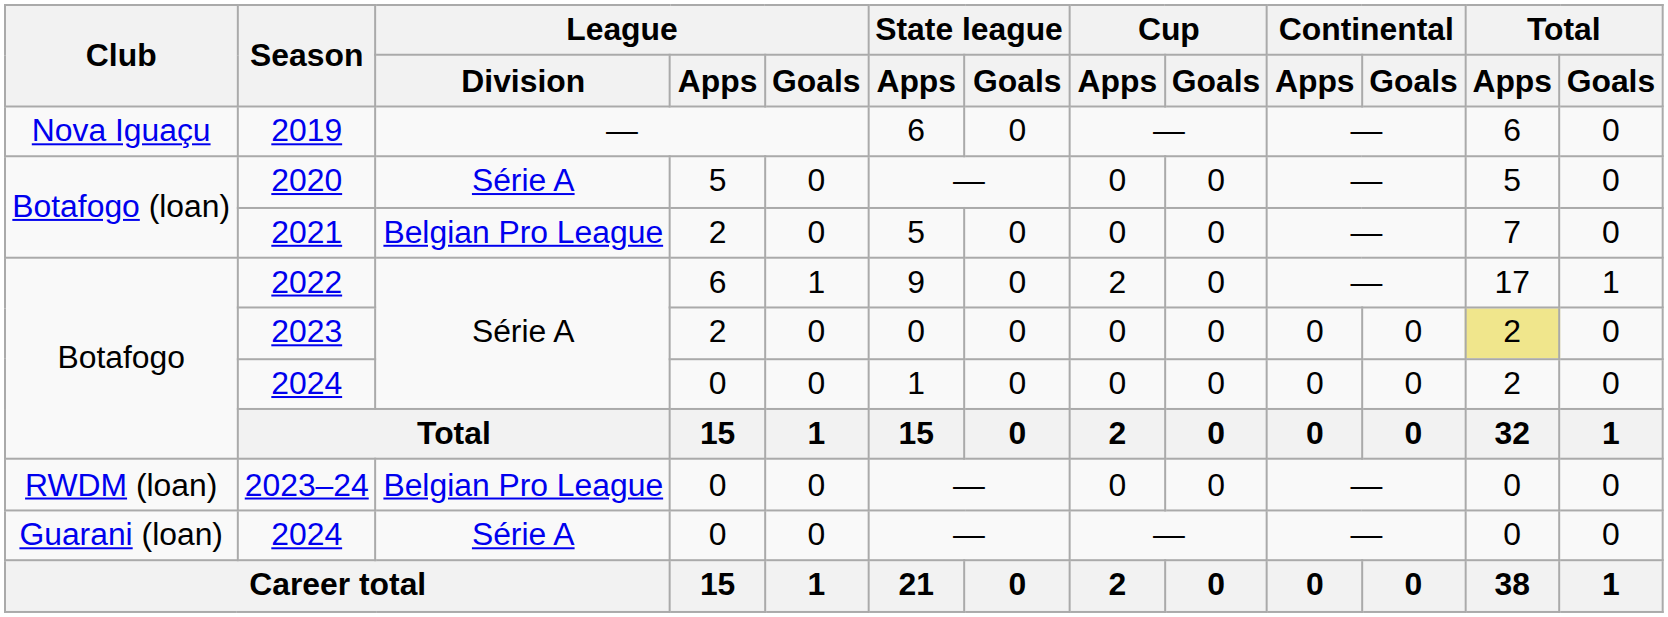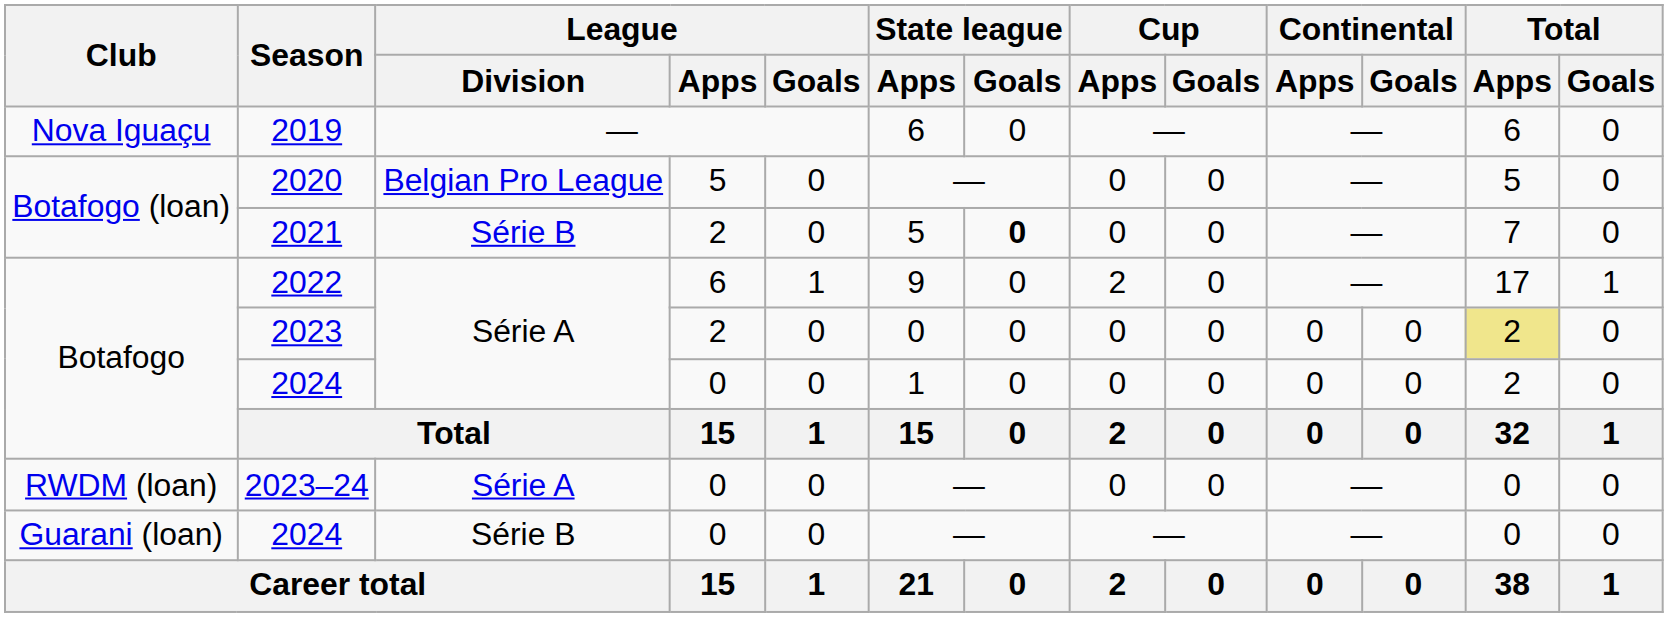(523, 181) Série A -> (523, 181) Belgian Pro League
(523, 231) Belgian Pro League -> (523, 231) Série B
(1017, 231) normal -> (1017, 231) bold
(523, 484) Belgian Pro League -> (523, 484) Série A
(523, 534) Série A -> (523, 534) Série B
